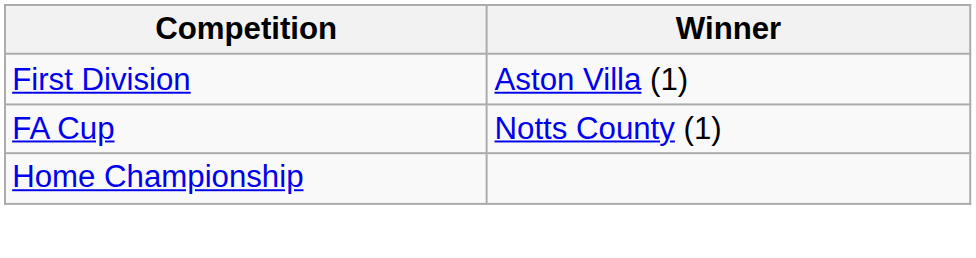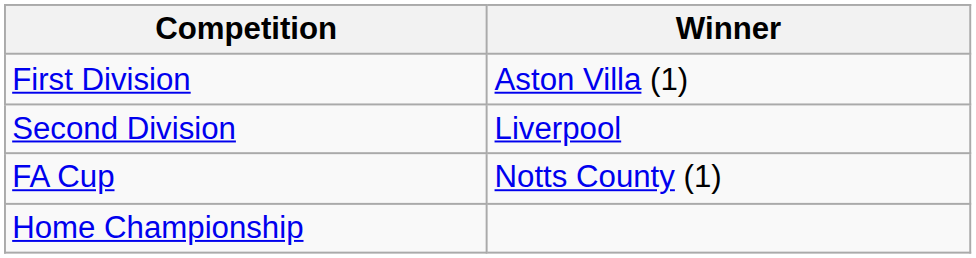+ row: (124, 128)
